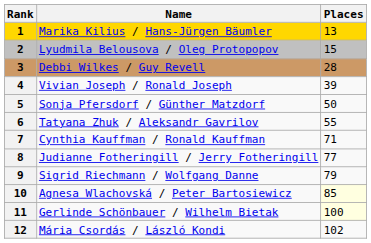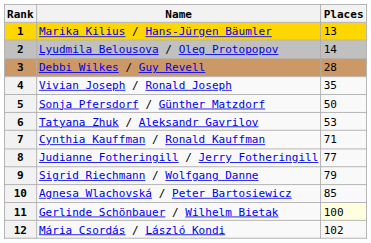(330, 49) 15 -> (330, 49) 14
(330, 85) 39 -> (330, 85) 35
(330, 121) 55 -> (330, 121) 53
(330, 194) lightyellow background -> (330, 194) no background
